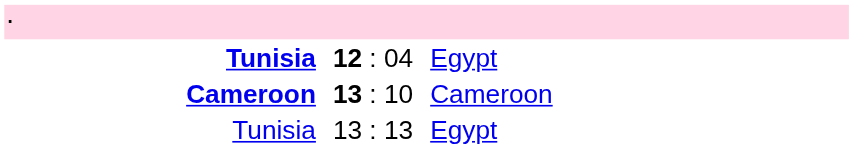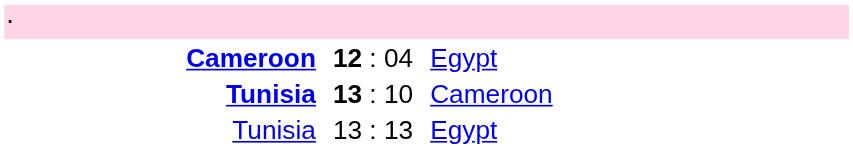(271, 58) Tunisia -> (251, 58) Cameroon
(251, 94) Cameroon -> (271, 94) Tunisia
